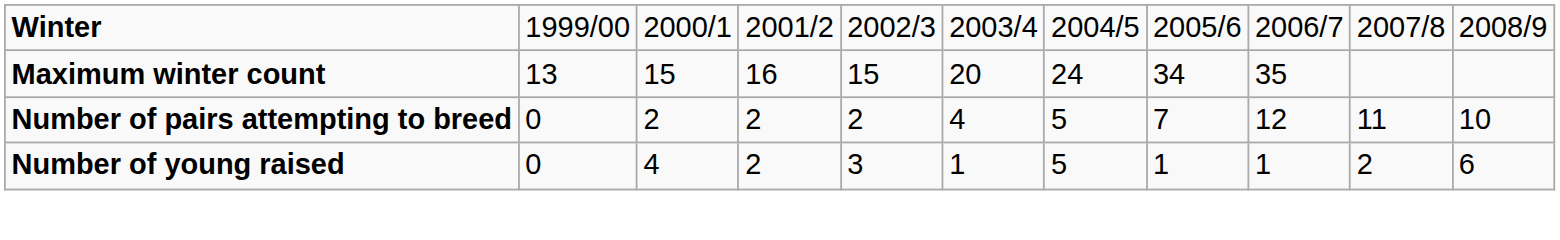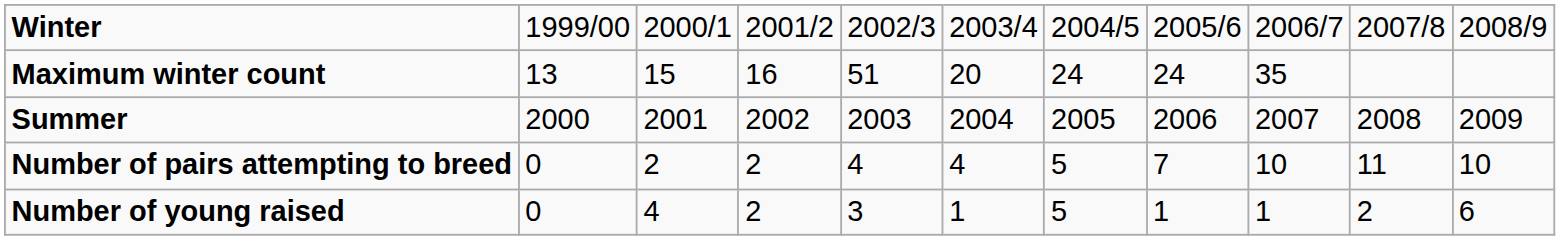(863, 73) 15 -> (863, 73) 51
(1169, 73) 34 -> (1169, 73) 24
+ row: (70, 119)
(855, 119) 2 -> (855, 165) 4
(1271, 119) 12 -> (1271, 165) 10
